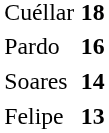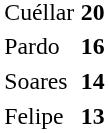(93, 11) 18 -> (93, 11) 20
